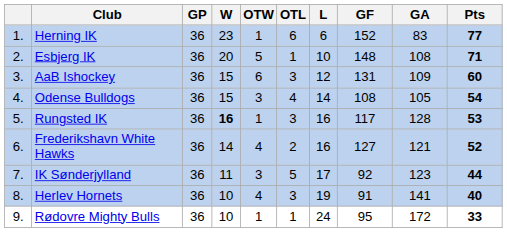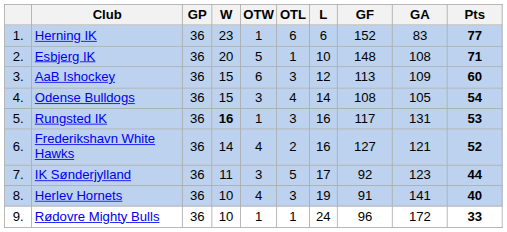(365, 77) 131 -> (365, 77) 113
(420, 118) 128 -> (420, 118) 131
(365, 216) 95 -> (365, 216) 96
